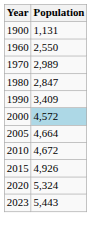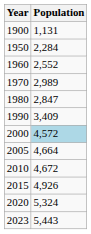+ row: (18, 47)
(46, 47) 2,550 -> (46, 64) 2,552
